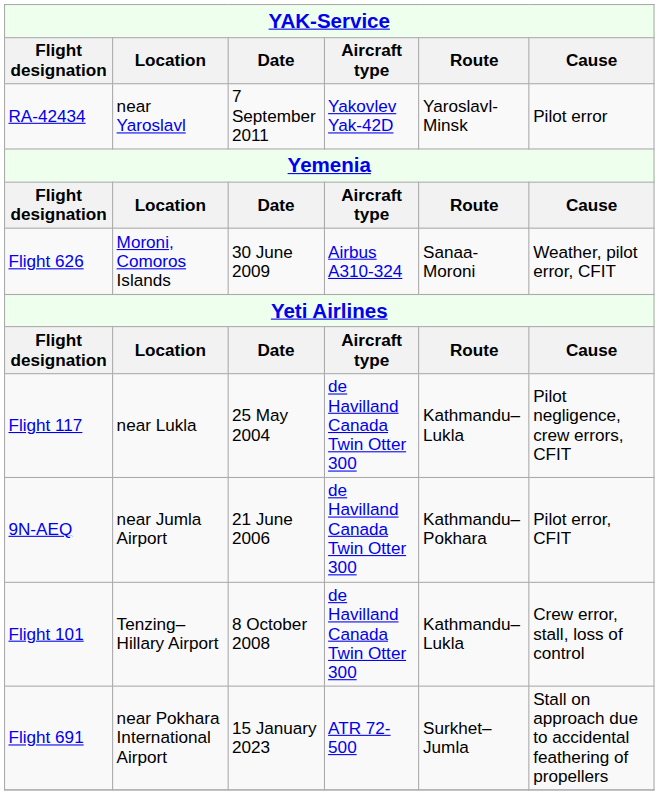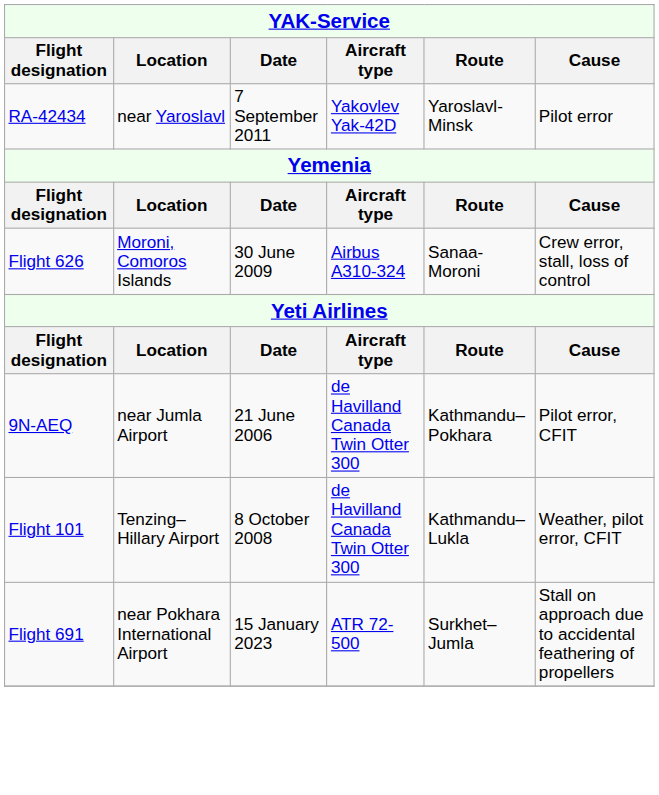(585, 261) Weather, pilot error, CFIT -> (584, 261) Crew error, stall, loss of control
- row: (45, 425)
(578, 633) Crew error, stall, loss of control -> (591, 529) Weather, pilot error, CFIT
